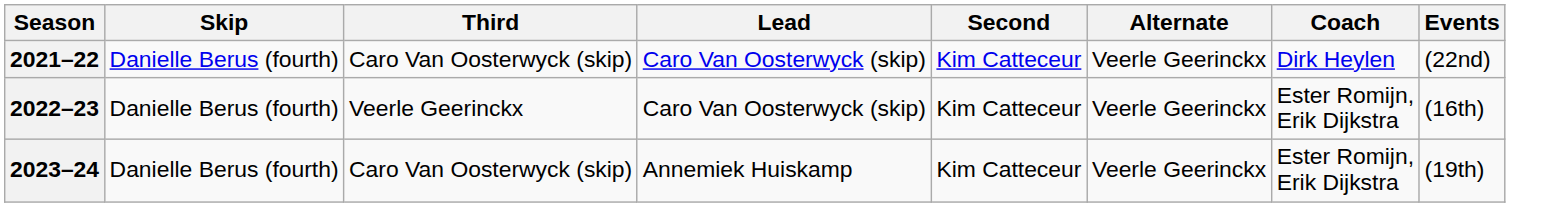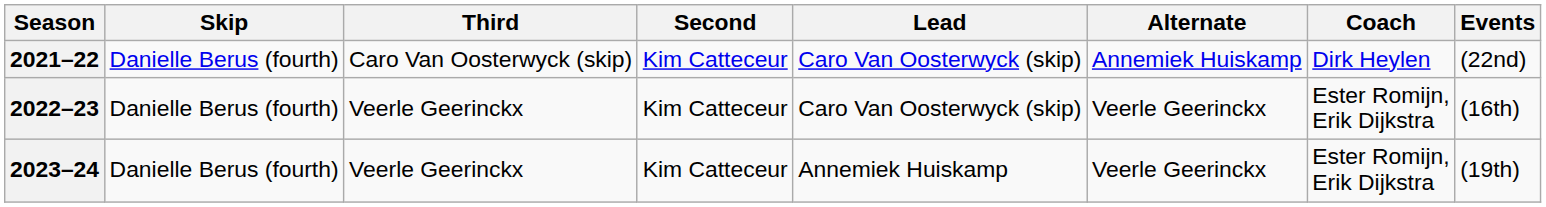columns swapped: (1009, 22) <-> (784, 22)
(1179, 58) Veerle Geerinckx -> (1197, 58) Annemiek Huiskamp
(491, 170) Caro Van Oosterwyck (skip) -> (436, 170) Veerle Geerinckx
